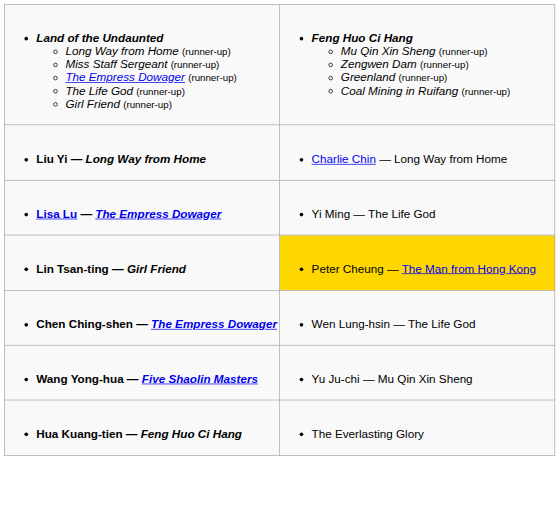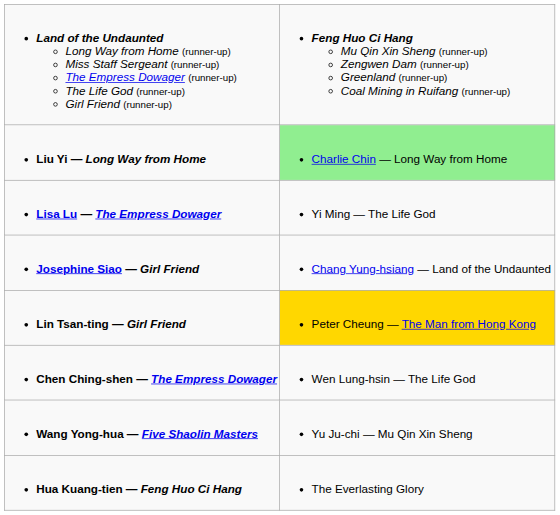(417, 159) no background -> (417, 159) lightgreen background
+ row: (142, 269)
